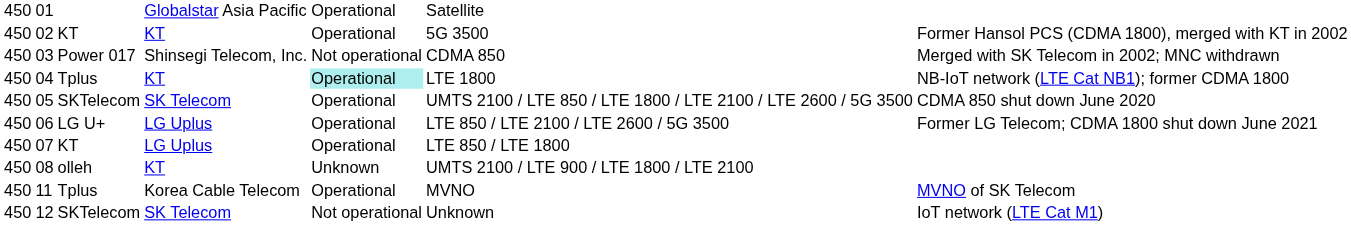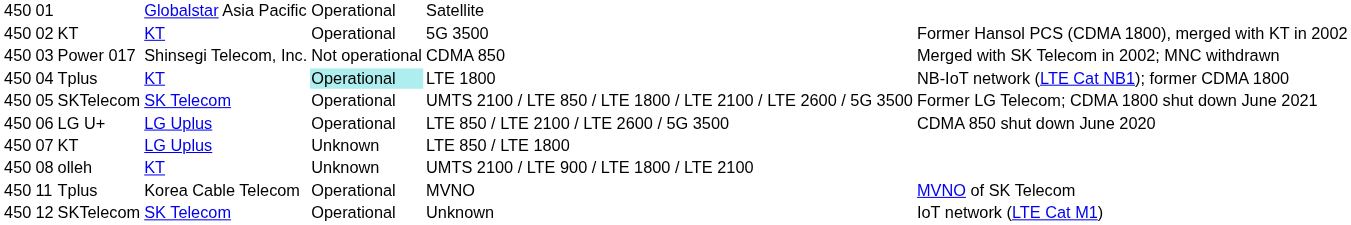(1036, 100) CDMA 850 shut down June 2020 -> (1117, 100) Former LG Telecom; CDMA 1800 shut down June 2021
(1117, 123) Former LG Telecom; CDMA 1800 shut down June 2021 -> (1036, 123) CDMA 850 shut down June 2020
(353, 145) Operational -> (345, 145) Unknown
(367, 213) Not operational -> (353, 213) Operational
